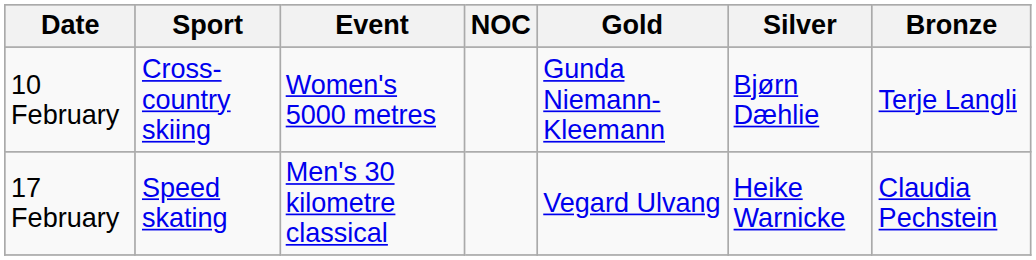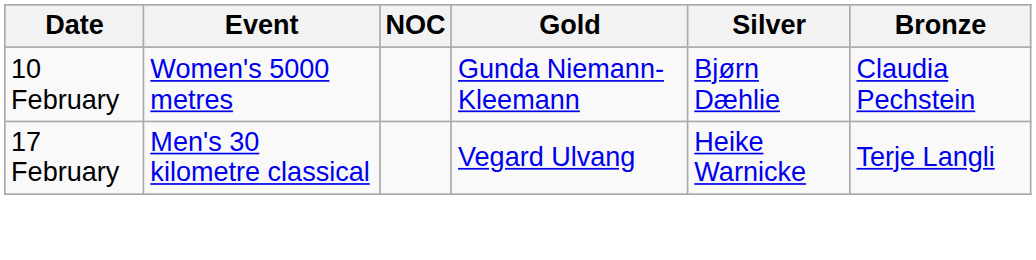- column: (208, 25)
(948, 99) Terje Langli -> (916, 84) Claudia Pechstein
(938, 202) Claudia Pechstein -> (926, 157) Terje Langli
